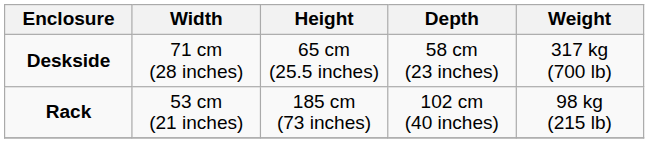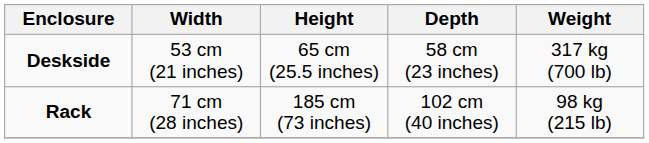(196, 60) 71 cm (28 inches) -> (196, 60) 53 cm (21 inches)
(196, 112) 53 cm (21 inches) -> (196, 112) 71 cm (28 inches)
